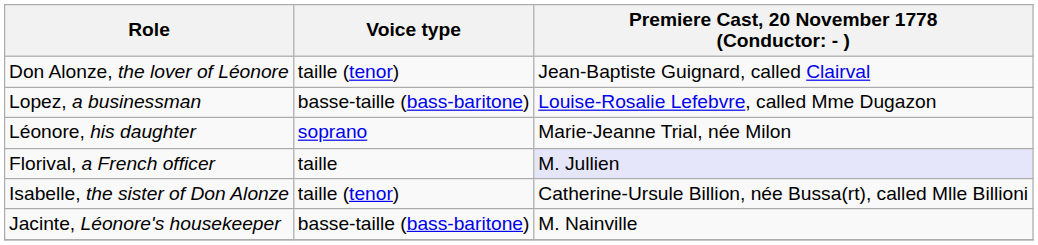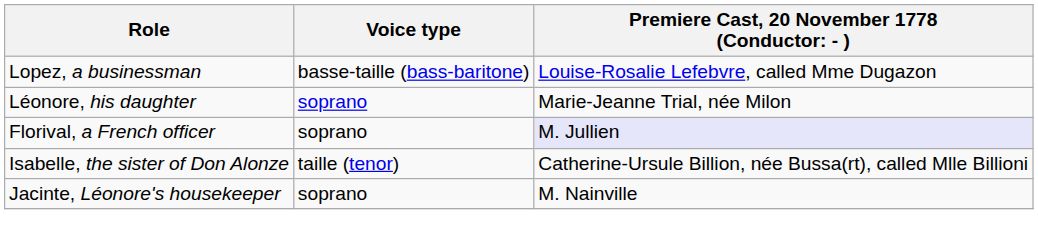- row: (149, 71)
(318, 163) taille -> (333, 132) soprano
(414, 224) basse-taille (bass-baritone) -> (333, 193) soprano
